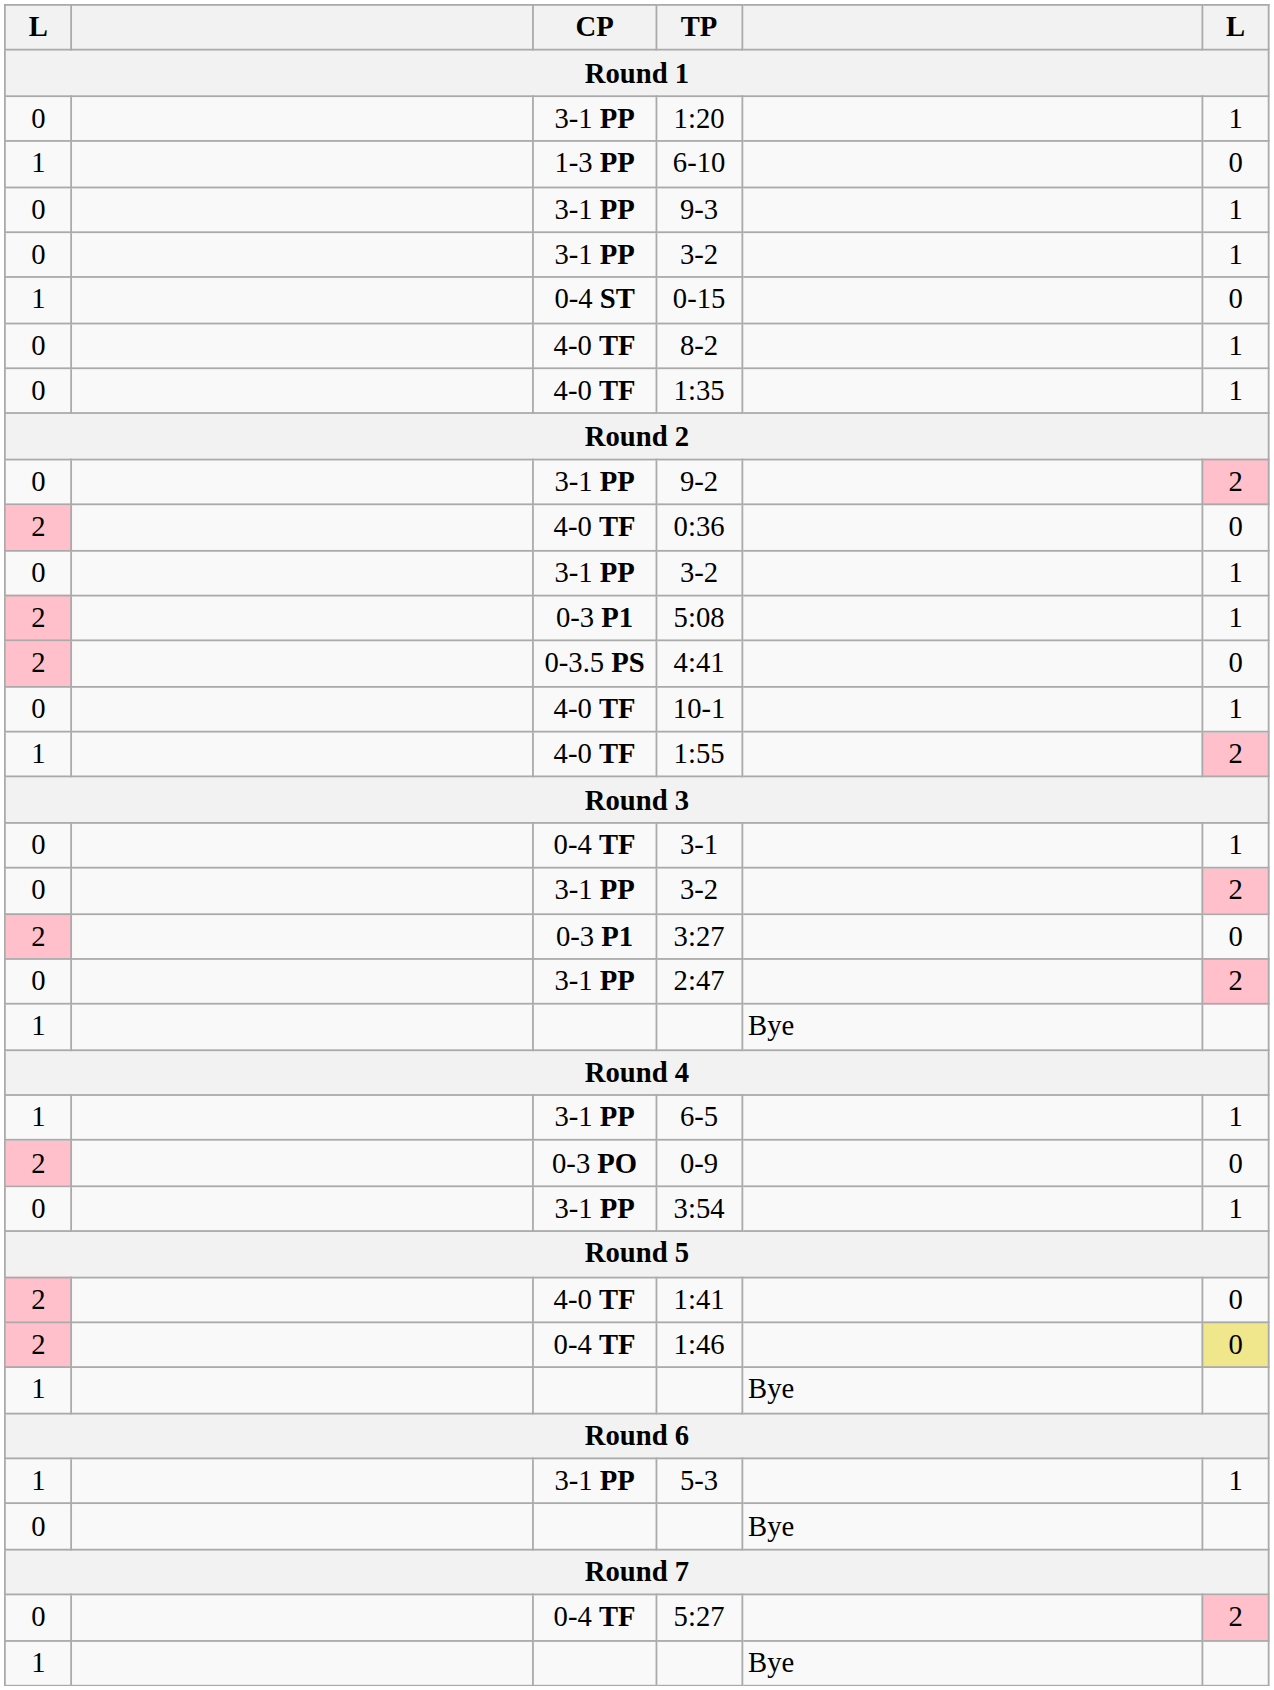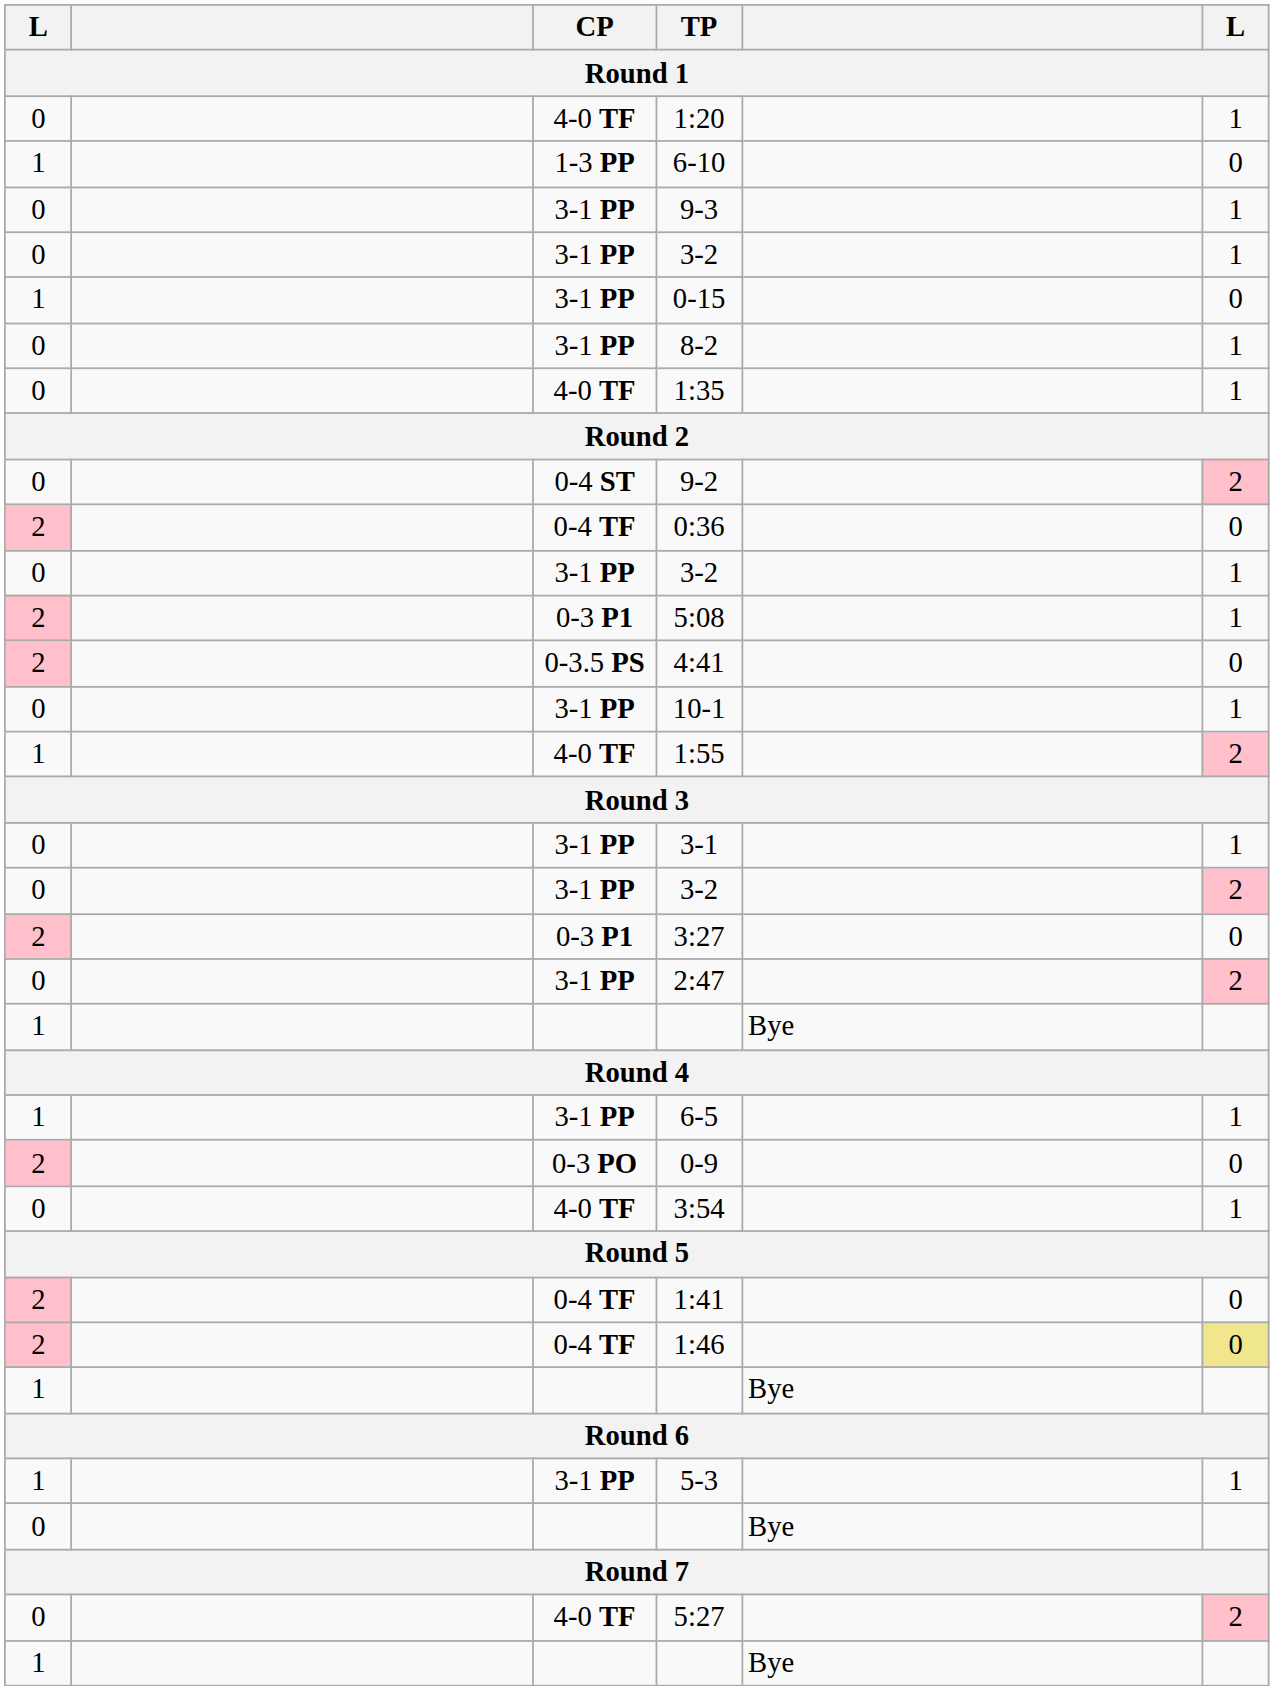(595, 118) 3-1 PP -> (595, 118) 4-0 TF
(595, 299) 0-4 ST -> (595, 299) 3-1 PP
(595, 345) 4-0 TF -> (595, 345) 3-1 PP
(595, 481) 3-1 PP -> (595, 481) 0-4 ST
(595, 526) 4-0 TF -> (595, 526) 0-4 TF
(595, 708) 4-0 TF -> (595, 708) 3-1 PP
(595, 844) 0-4 TF -> (595, 844) 3-1 PP
(595, 1208) 3-1 PP -> (595, 1208) 4-0 TF
(595, 1299) 4-0 TF -> (595, 1299) 0-4 TF
(595, 1616) 0-4 TF -> (595, 1616) 4-0 TF
